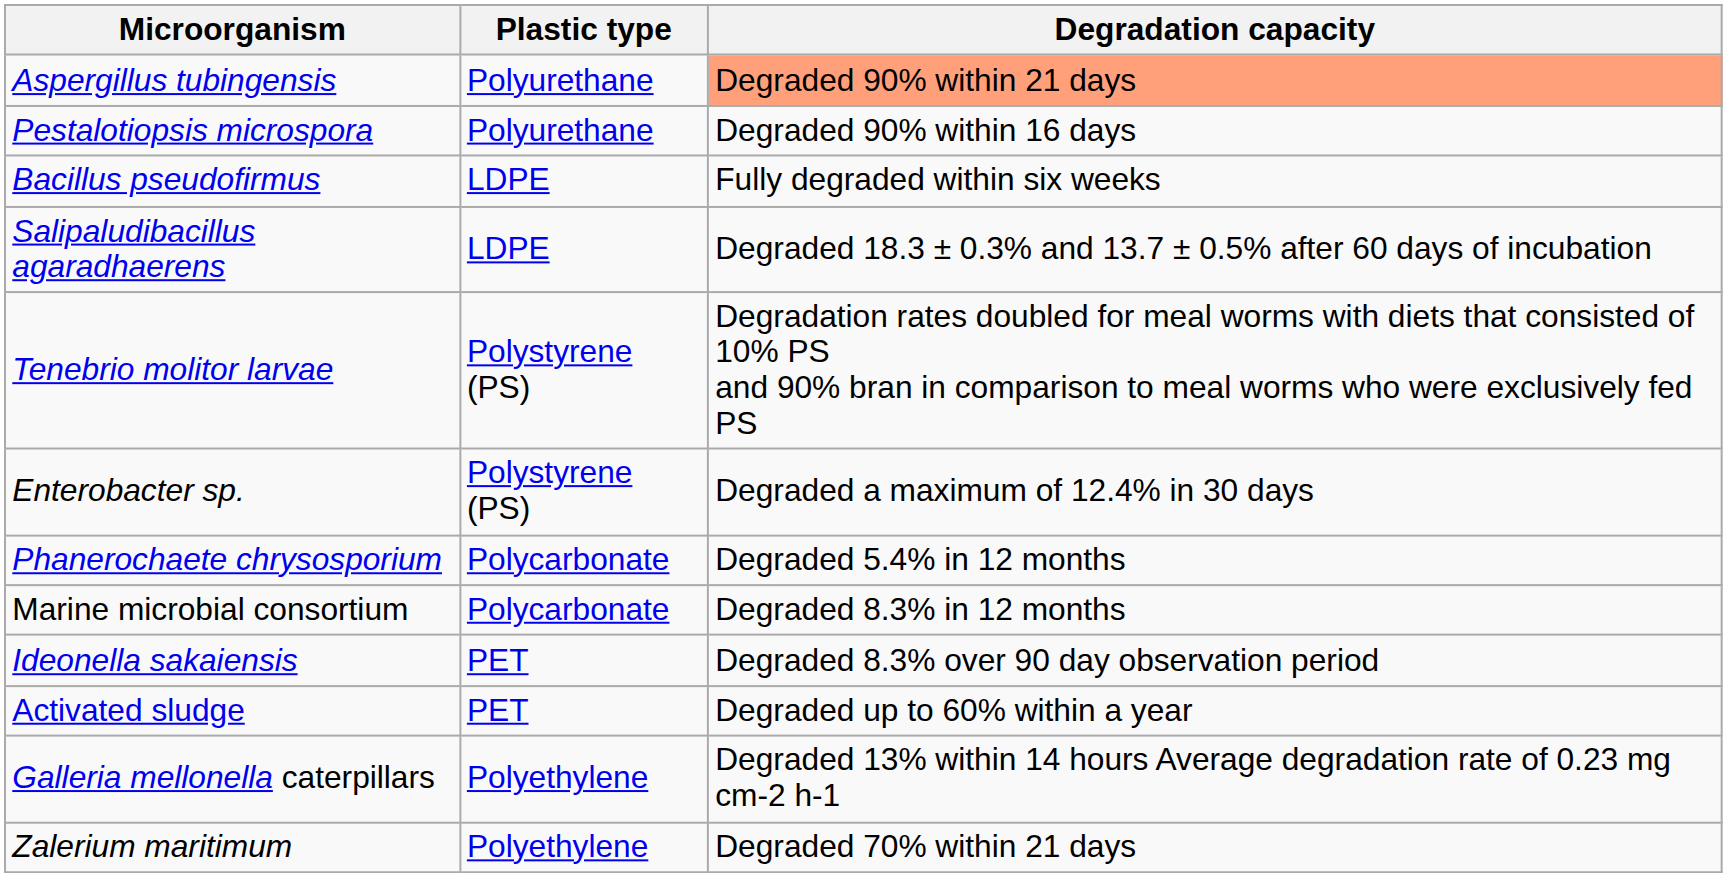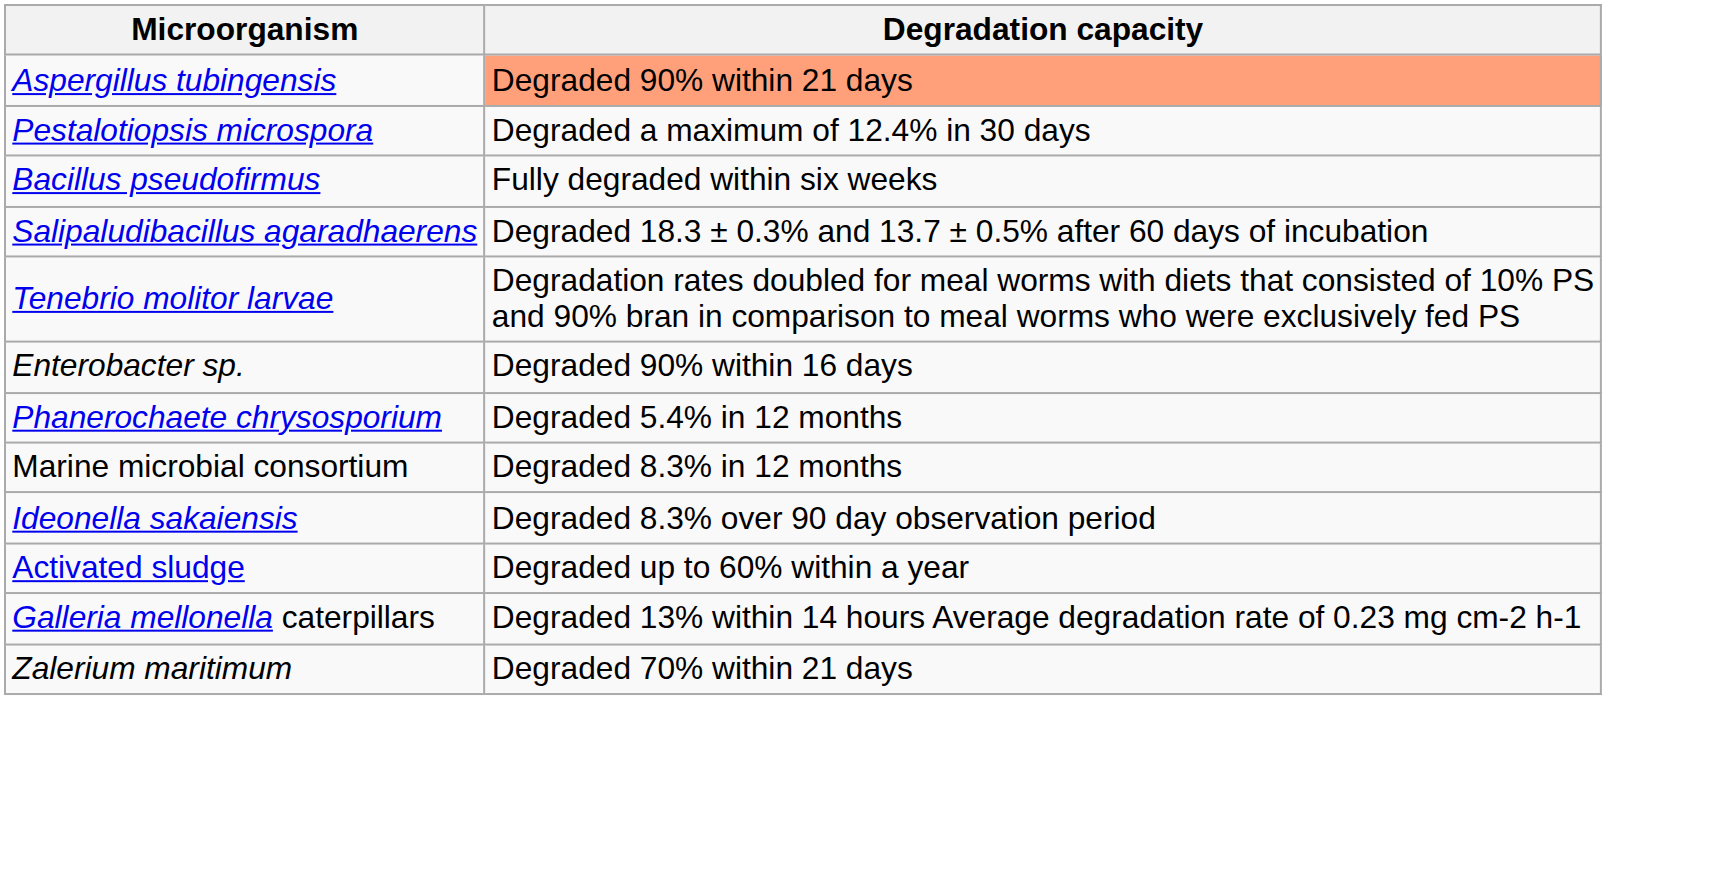- column: (584, 29)
(926, 130) Degraded 90% within 16 days -> (791, 130) Degraded a maximum of 12.4% in 30 days
(1015, 491) Degraded a maximum of 12.4% in 30 days -> (702, 366) Degraded 90% within 16 days
